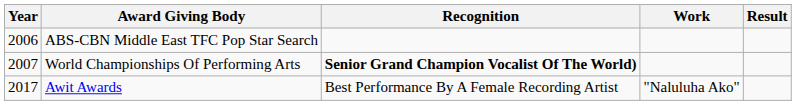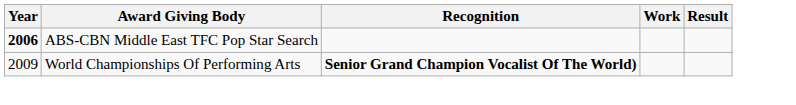(23, 40) normal -> (23, 40) bold
(23, 64) 2007 -> (23, 64) 2009
- row: (83, 87)
